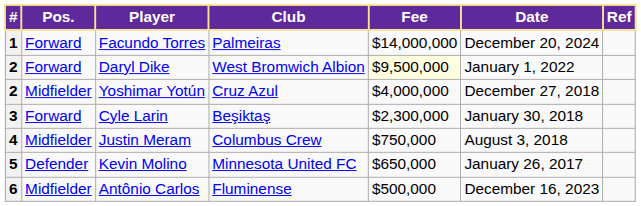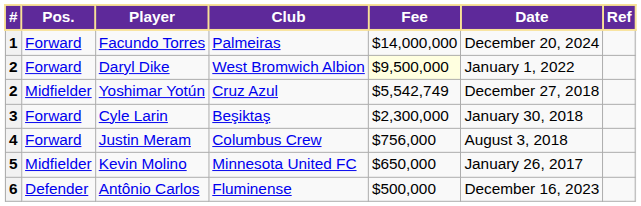(410, 91) $4,000,000 -> (410, 91) $5,542,749
(58, 140) Midfielder -> (53, 140) Forward
(404, 140) $750,000 -> (404, 140) $756,000
(57, 164) Defender -> (58, 164) Midfielder
(58, 189) Midfielder -> (57, 189) Defender
